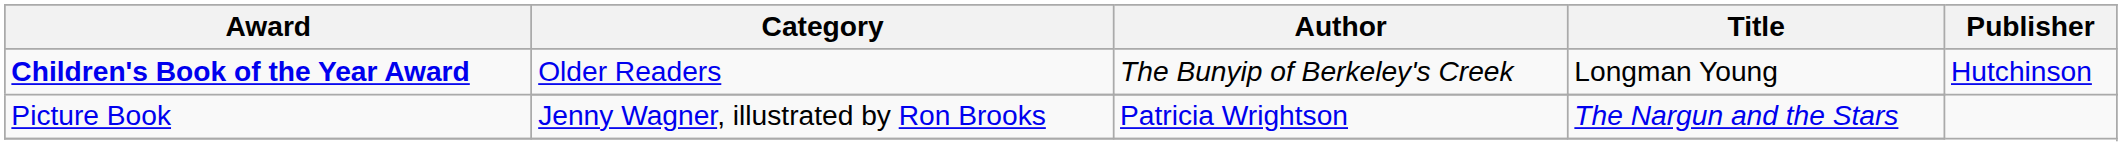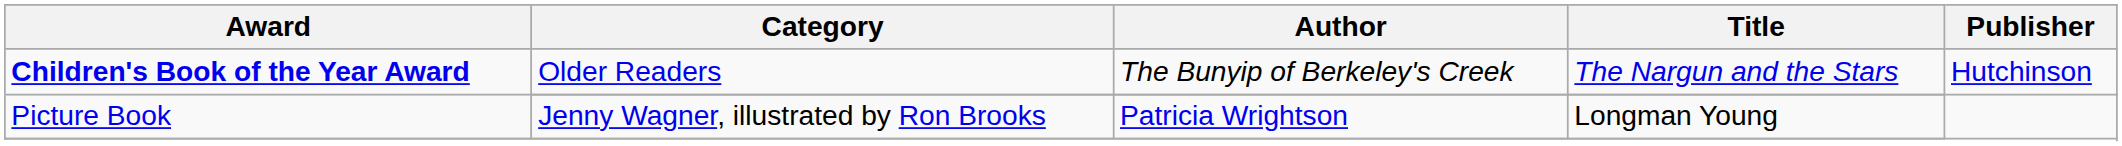(1676, 71) Longman Young -> (1736, 71) The Nargun and the Stars
(1736, 116) The Nargun and the Stars -> (1676, 116) Longman Young
